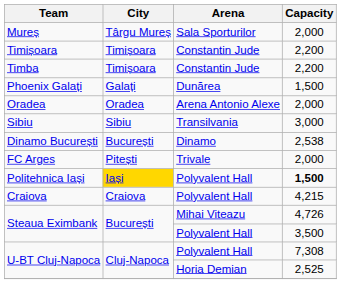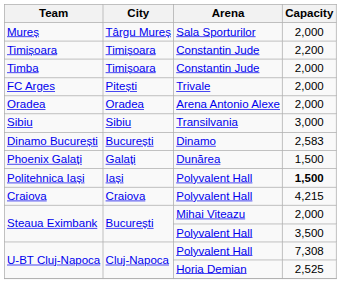(309, 68) 2,200 -> (309, 68) 2,000
rows swapped: (31, 159) <-> (44, 86)
(309, 141) 2,538 -> (309, 141) 2,583
(115, 178) gold background -> (115, 178) no background
(309, 214) 4,726 -> (309, 214) 2,000
